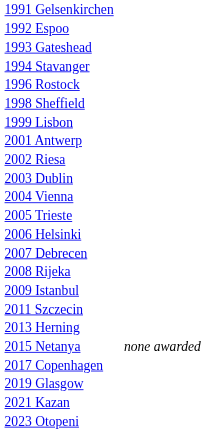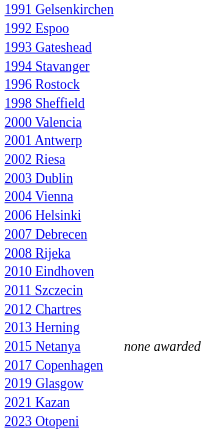- row: (39, 122)
+ row: (43, 122)
- row: (38, 215)
- row: (42, 290)
+ row: (49, 272)
+ row: (43, 309)
